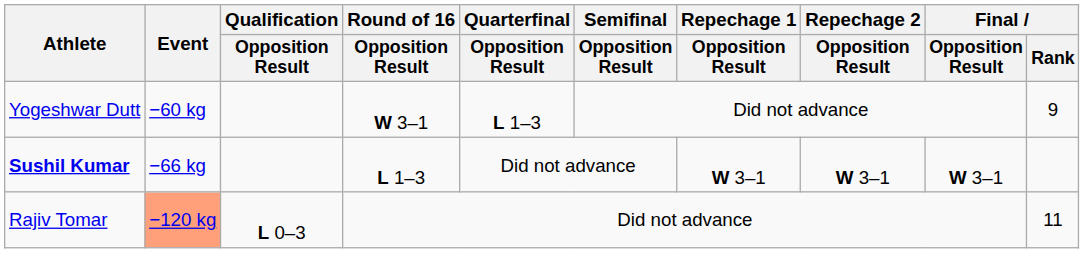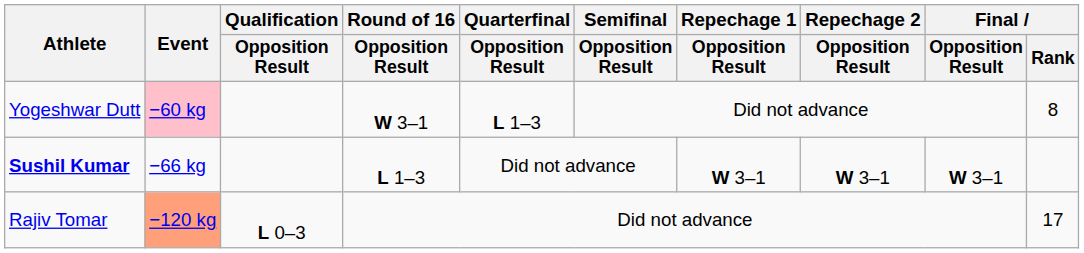(178, 110) no background -> (178, 110) pink background
(1053, 110) 9 -> (1053, 110) 8
(1053, 220) 11 -> (1053, 220) 17
